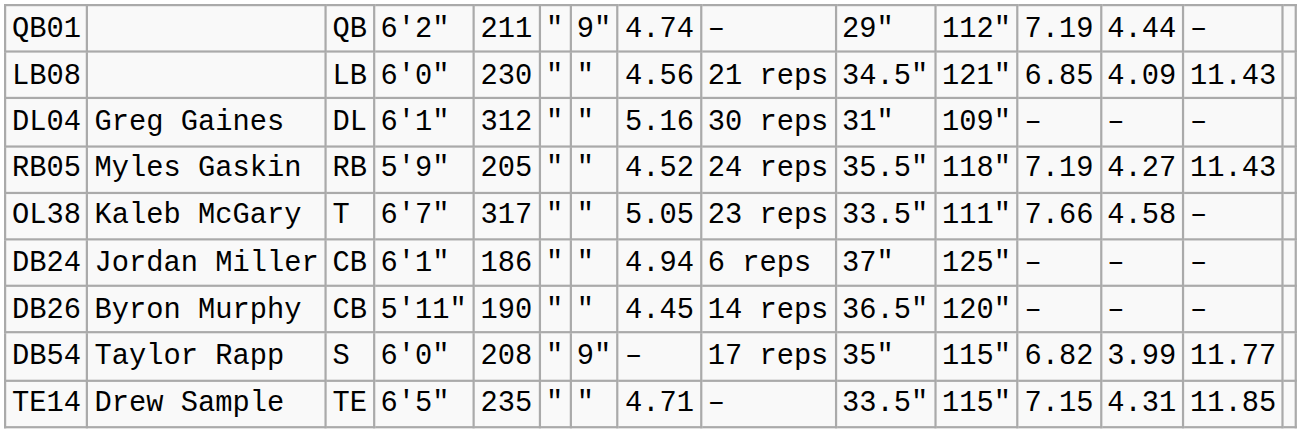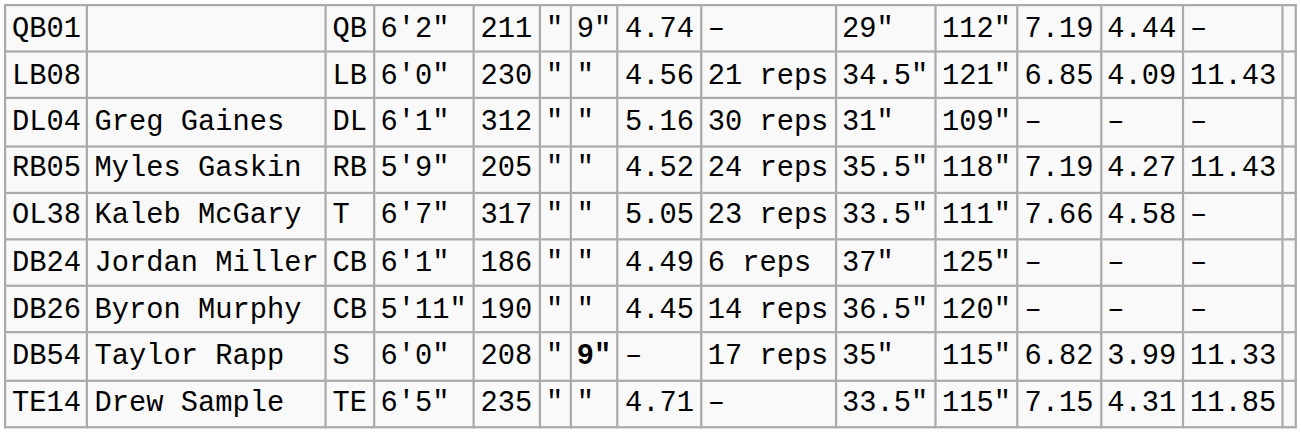(660, 263) 4.94 -> (660, 263) 4.49
(594, 356) normal -> (594, 356) bold
(1233, 356) 11.77 -> (1233, 356) 11.33
